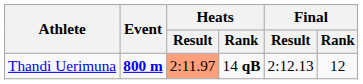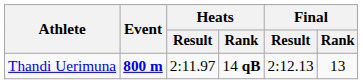(193, 66) lightsalmon background -> (193, 66) no background
(338, 66) 12 -> (338, 66) 13
